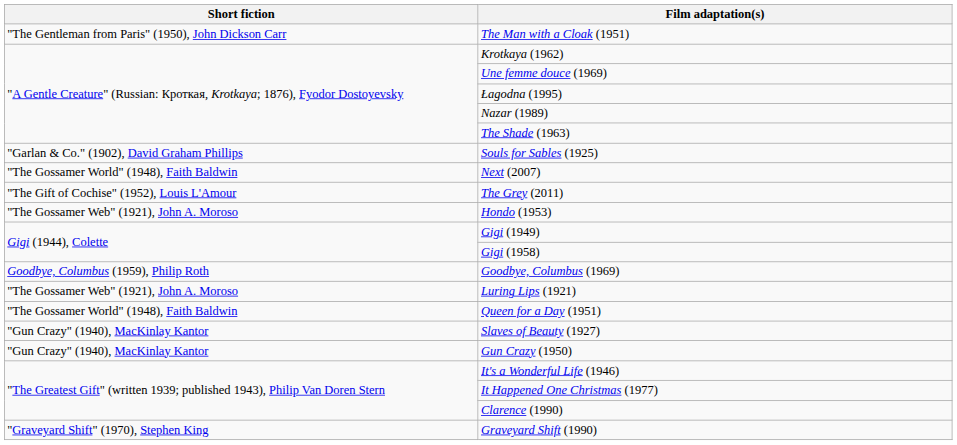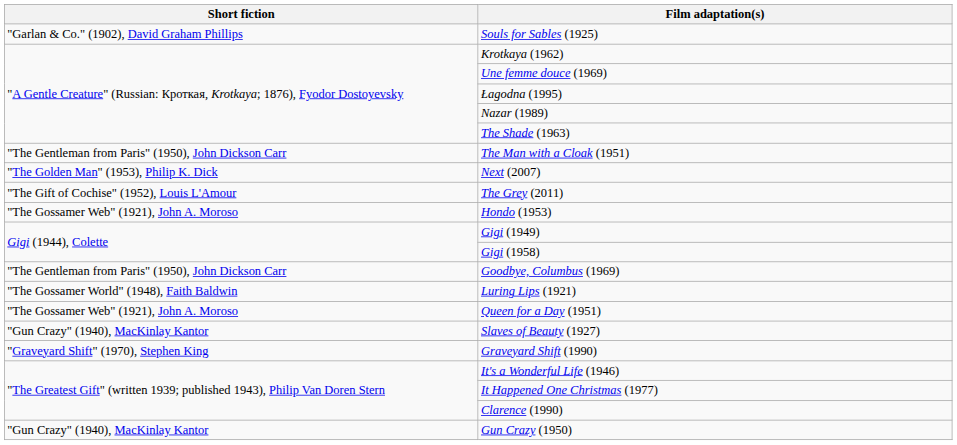rows swapped: (539, 152) <-> (555, 34)
(122, 172) "The Gossamer World" (1948), Faith Baldwin -> (113, 172) "The Golden Man" (1953), Philip K. Dick
(108, 271) Goodbye, Columbus (1959), Philip Roth -> (147, 271) "The Gentleman from Paris" (1950), John Dickson Carr
(123, 291) "The Gossamer Web" (1921), John A. Moroso -> (122, 291) "The Gossamer World" (1948), Faith Baldwin
(122, 311) "The Gossamer World" (1948), Faith Baldwin -> (123, 311) "The Gossamer Web" (1921), John A. Moroso
rows swapped: (539, 430) <-> (526, 350)
